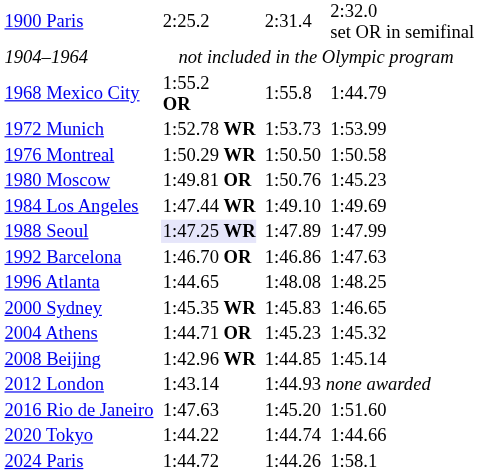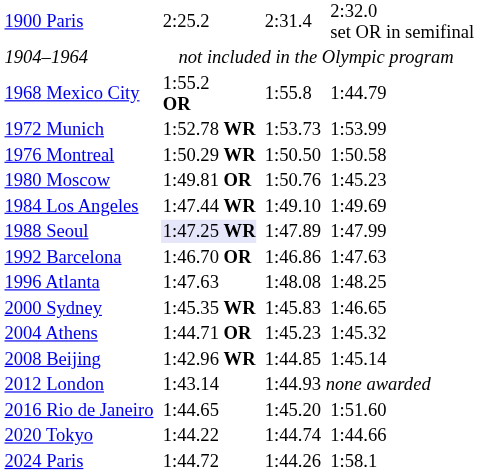(191, 282) 1:44.65 -> (191, 282) 1:47.63
(191, 409) 1:47.63 -> (191, 409) 1:44.65
